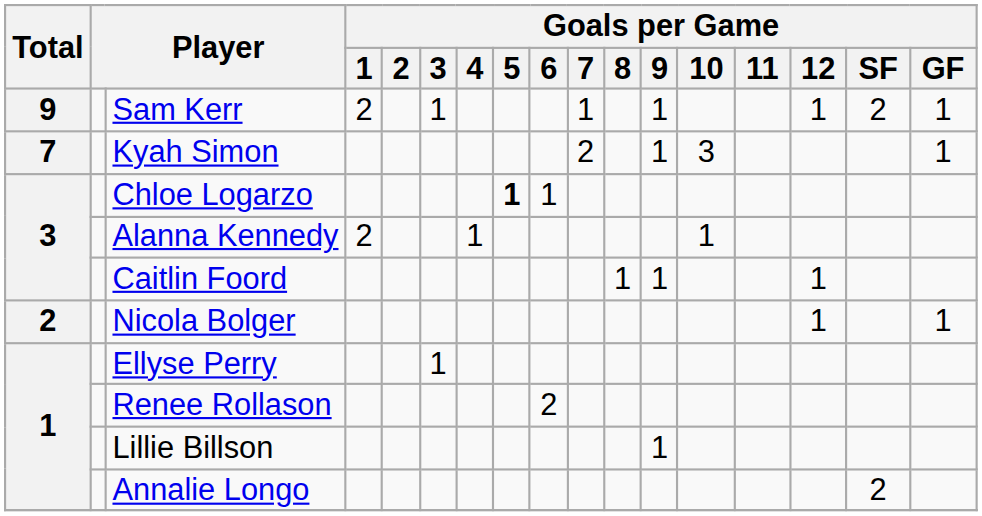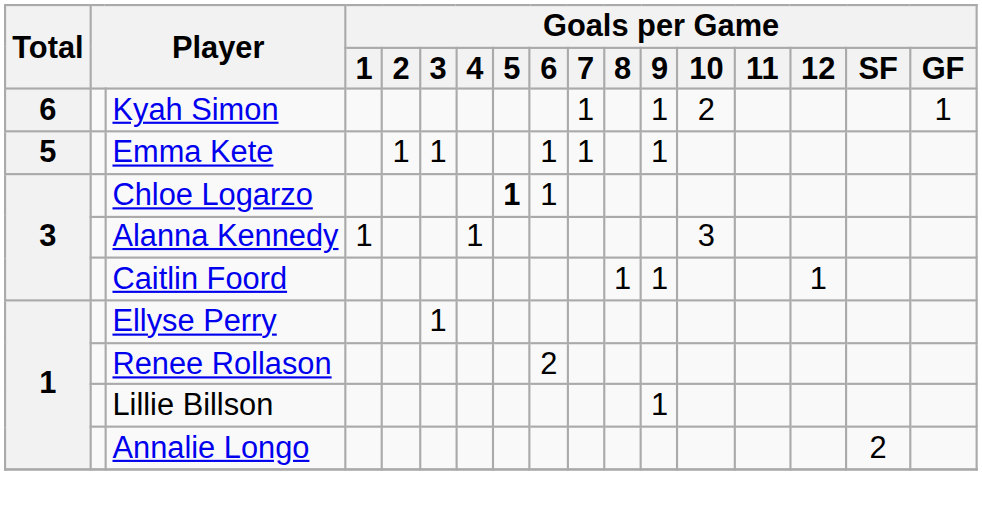- row: (178, 110)
(48, 152) 7 -> (48, 110) 6
(586, 152) 2 -> (586, 110) 1
(706, 152) 3 -> (706, 110) 2
+ row: (193, 152)
(364, 236) 2 -> (364, 236) 1
(706, 236) 1 -> (706, 236) 3
- row: (204, 321)
